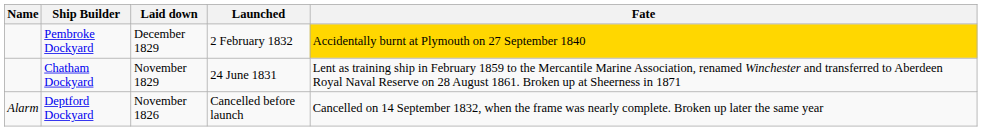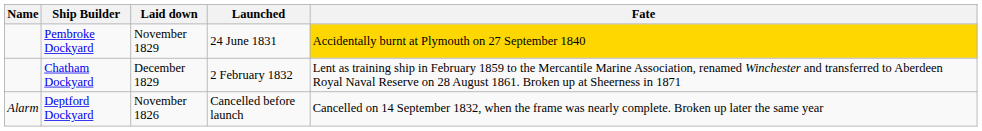(160, 41) December 1829 -> (160, 41) November 1829
(251, 41) 2 February 1832 -> (244, 41) 24 June 1831
(160, 75) November 1829 -> (160, 75) December 1829
(244, 75) 24 June 1831 -> (251, 75) 2 February 1832
